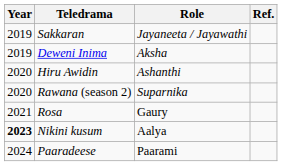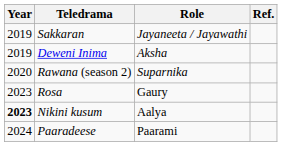- row: (68, 72)
(20, 111) 2021 -> (20, 92) 2023
